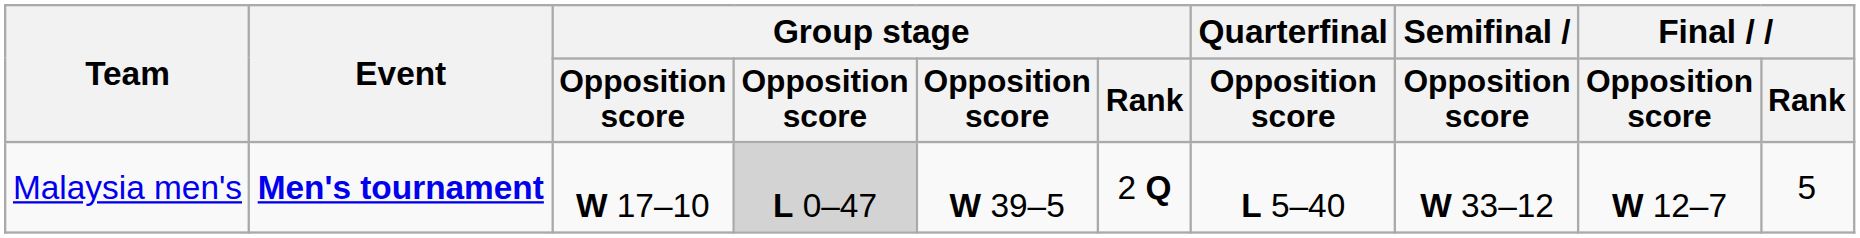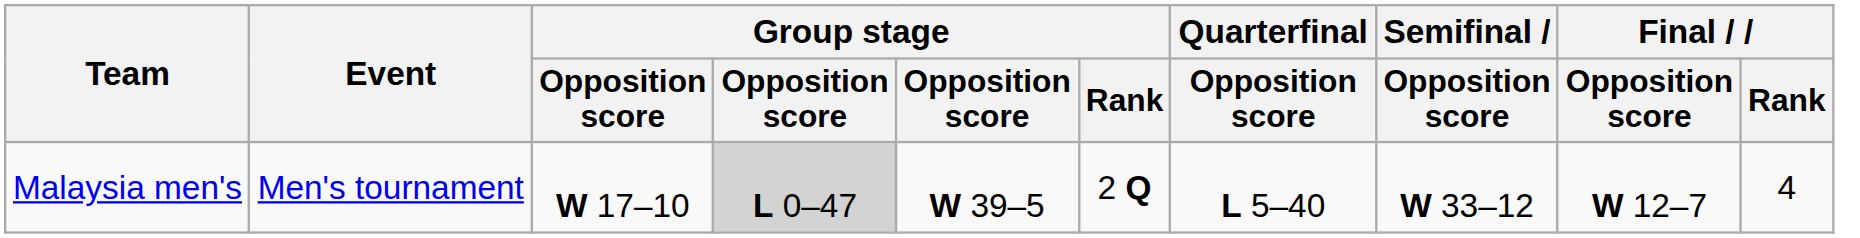(401, 188) bold -> (391, 188) normal
(1807, 188) 5 -> (1787, 188) 4
